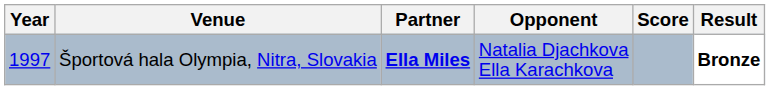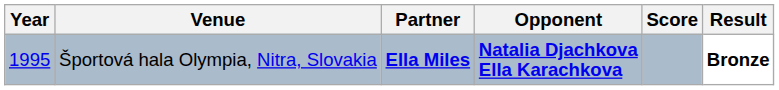(30, 59) 1997 -> (30, 59) 1995
(554, 59) normal -> (558, 59) bold
